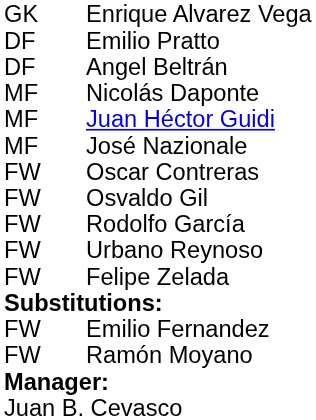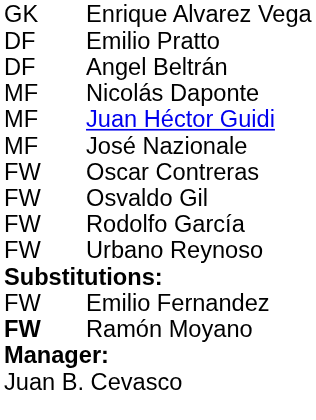- row: (158, 277)
(22, 355) normal -> (22, 329) bold
